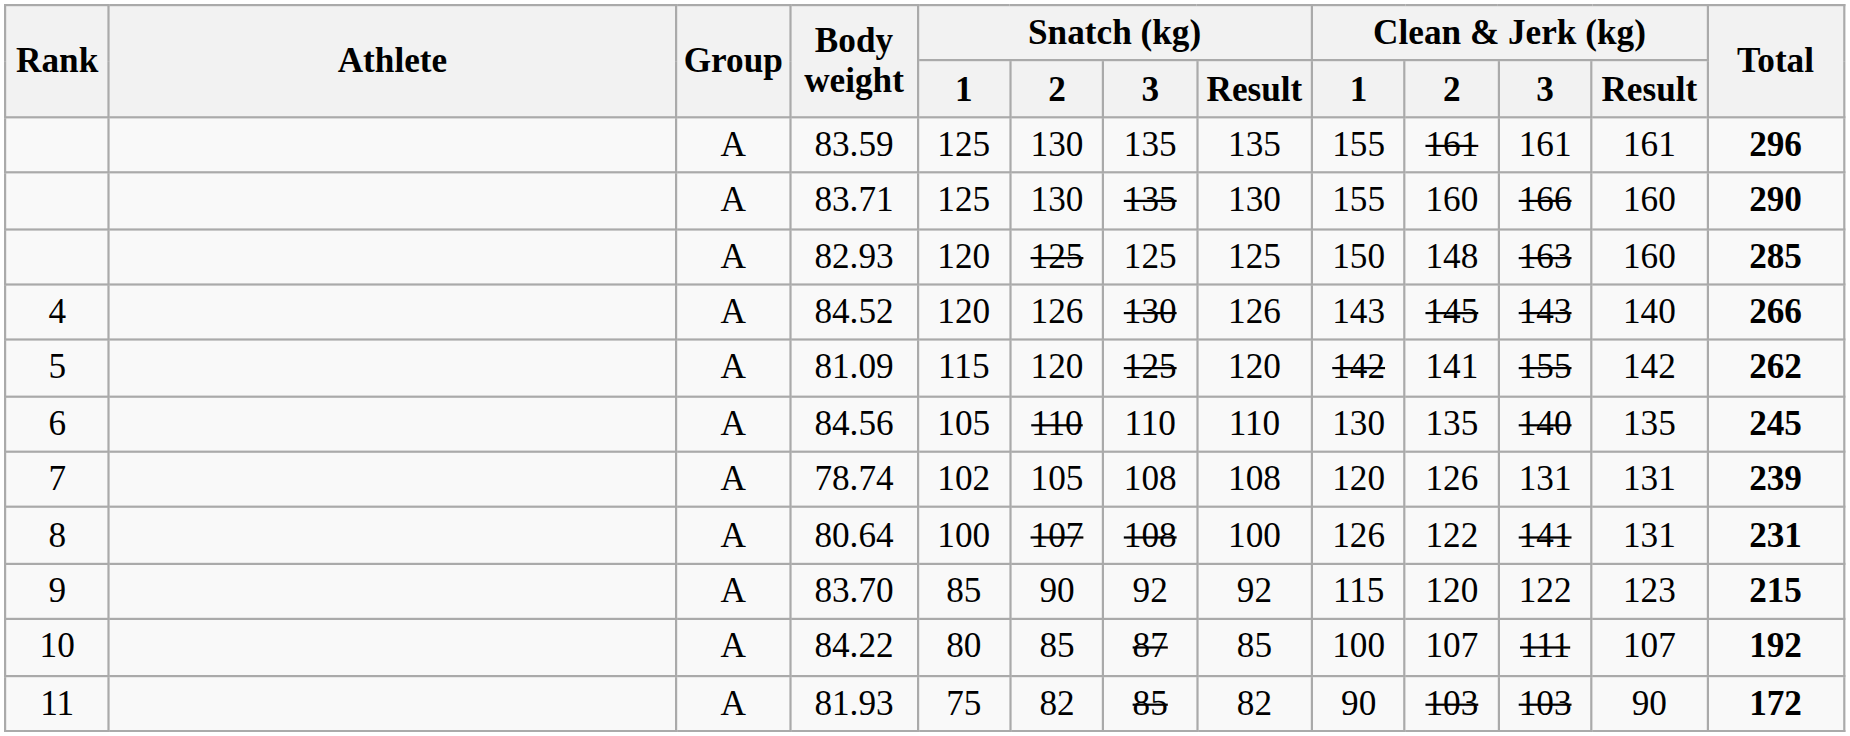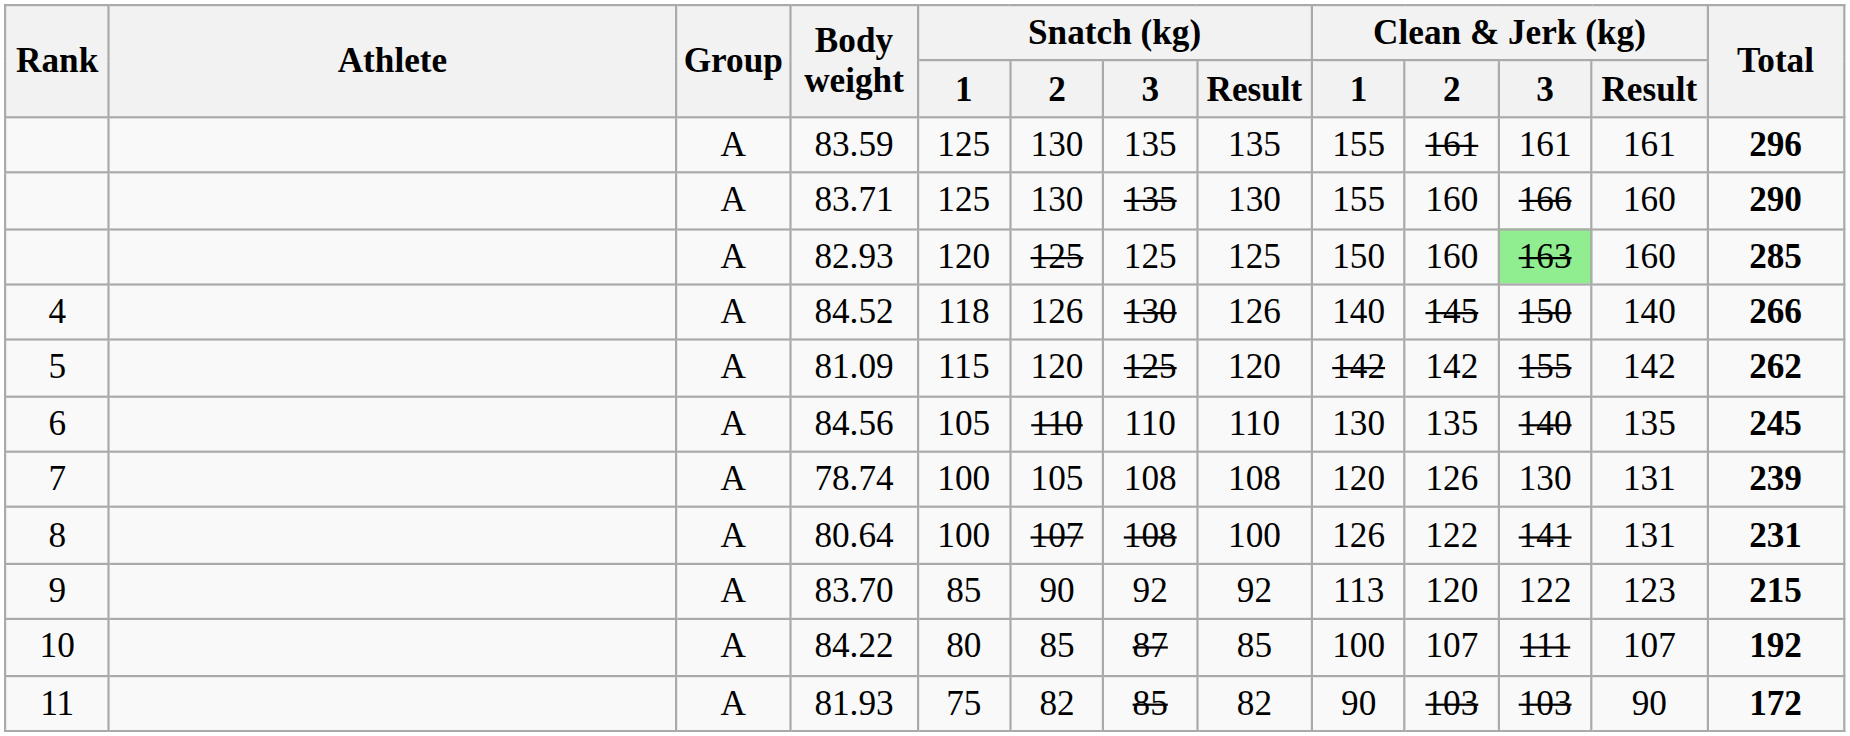(1452, 255) 148 -> (1452, 255) 160
(1545, 255) no background -> (1545, 255) lightgreen background
(964, 311) 120 -> (964, 311) 118
(1359, 311) 143 -> (1359, 311) 140
(1545, 311) 143 -> (1545, 311) 150
(1452, 367) 141 -> (1452, 367) 142
(964, 479) 102 -> (964, 479) 100
(1545, 479) 131 -> (1545, 479) 130
(1359, 590) 115 -> (1359, 590) 113
